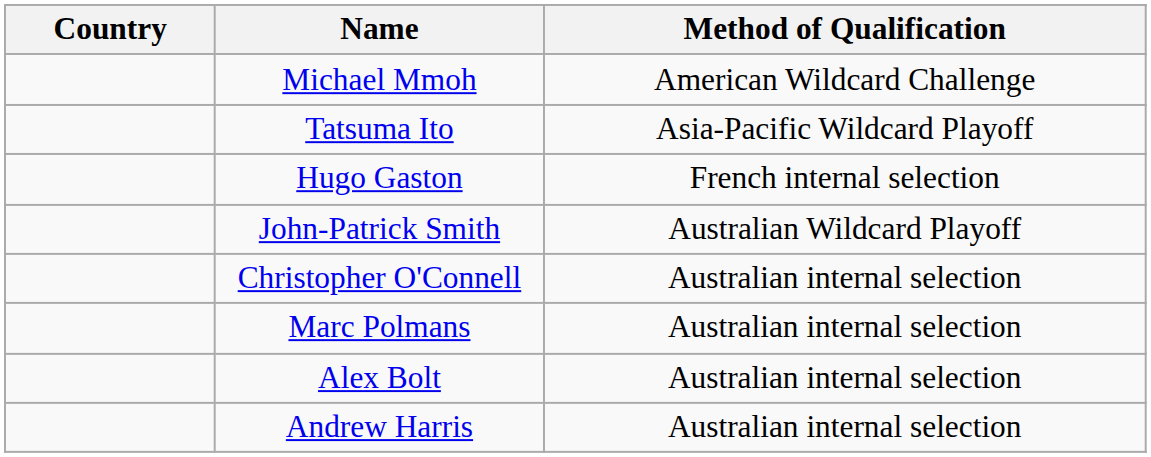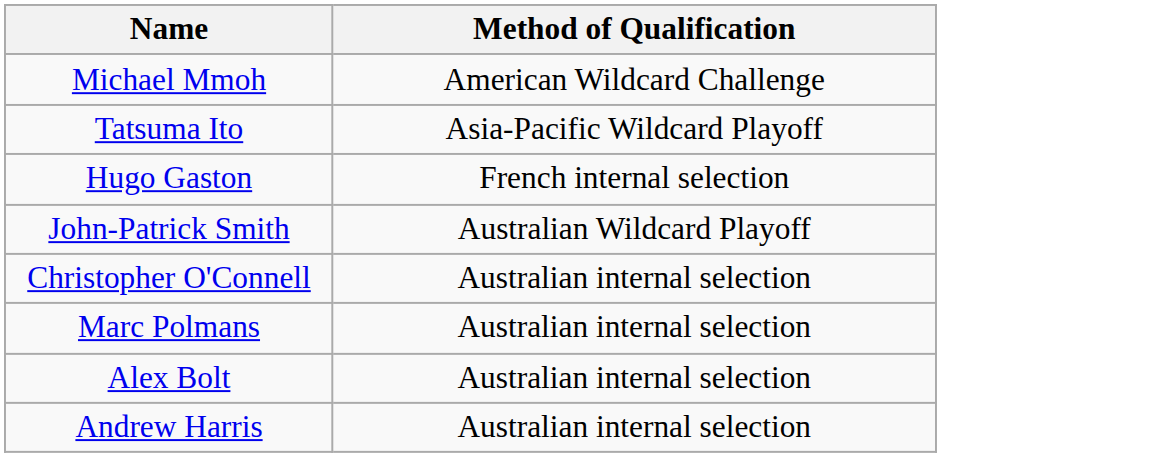- column: (110, 29)
